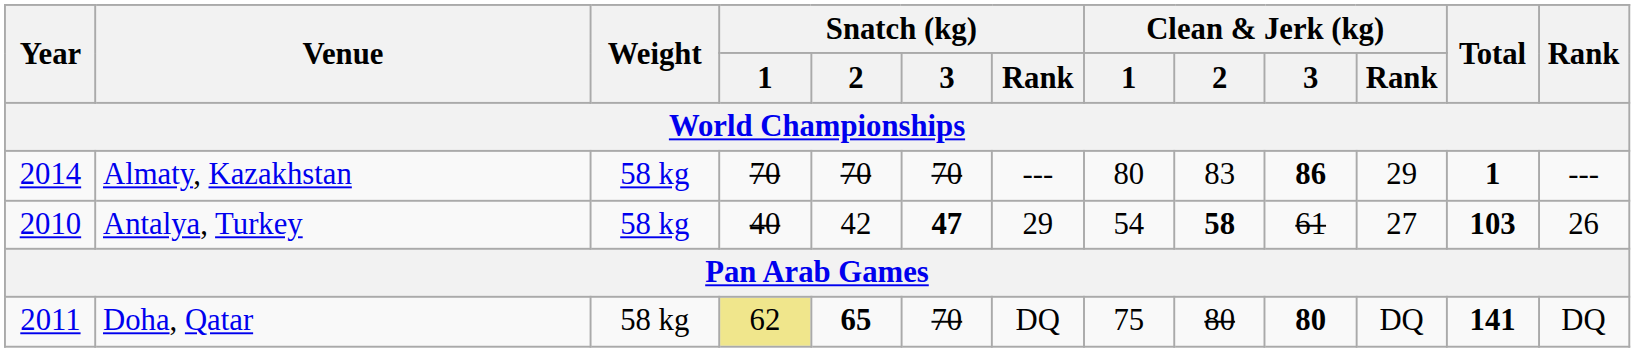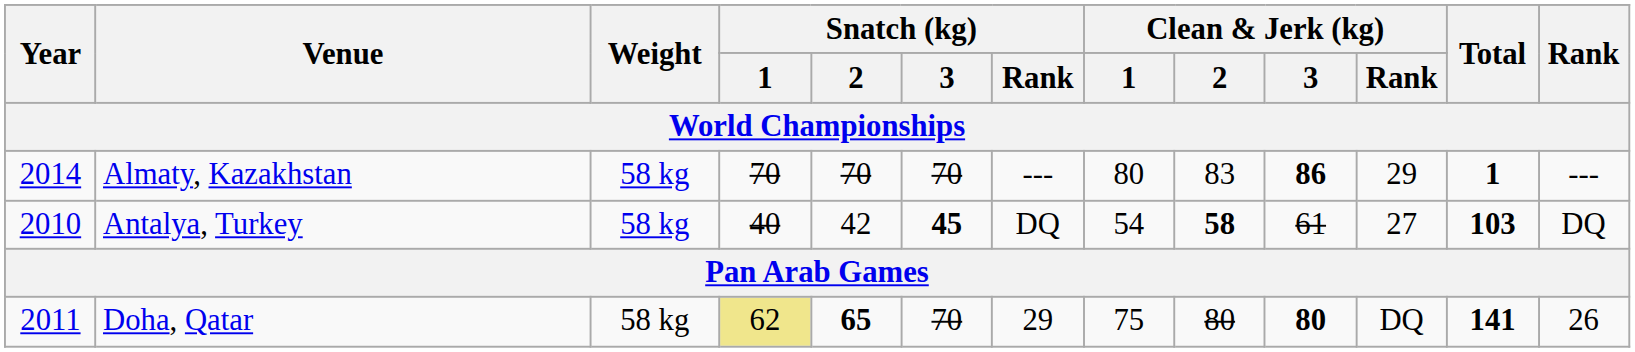(947, 223) 47 -> (947, 223) 45
(1038, 223) 29 -> (1038, 223) DQ
(1584, 223) 26 -> (1584, 223) DQ
(1038, 321) DQ -> (1038, 321) 29
(1584, 321) DQ -> (1584, 321) 26
